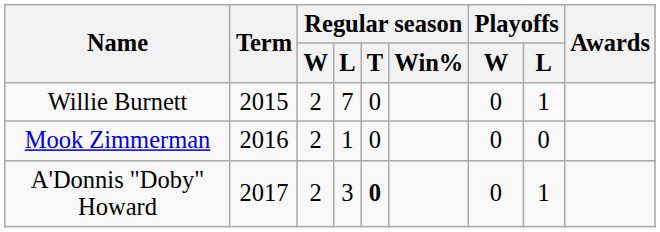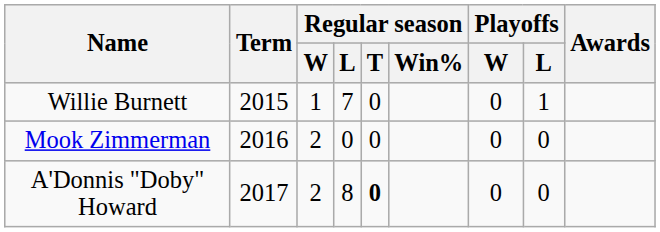(316, 101) 2 -> (316, 101) 1
(347, 140) 1 -> (347, 140) 0
(347, 192) 3 -> (347, 192) 8
(544, 192) 1 -> (544, 192) 0
